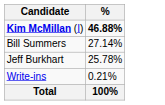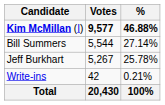+ column: (103, 12)
